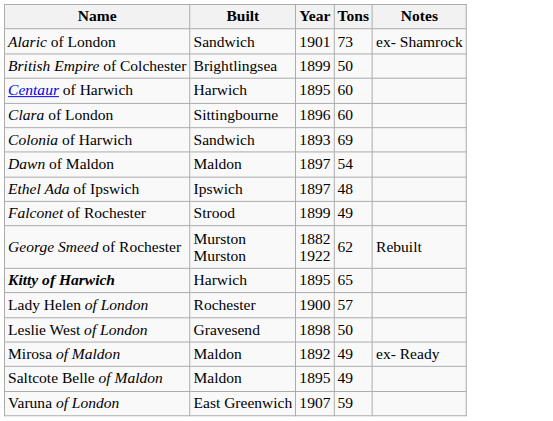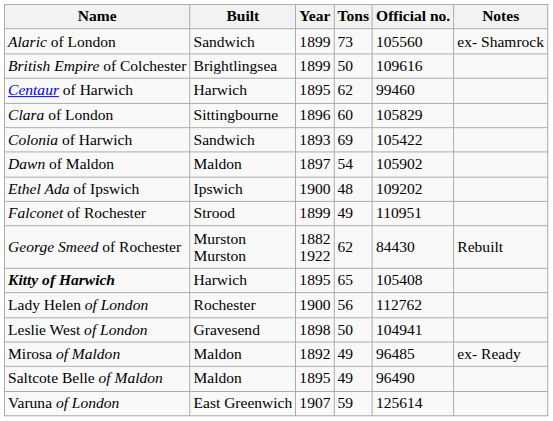+ column: (413, 16)
(315, 41) 1901 -> (315, 41) 1899
(345, 90) 60 -> (345, 90) 62
(315, 189) 1897 -> (315, 189) 1900
(345, 305) 57 -> (345, 305) 56
